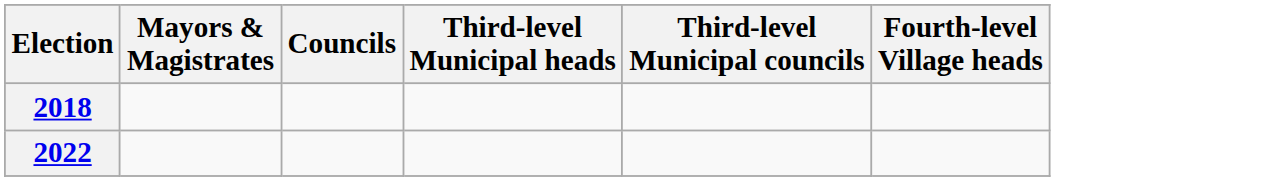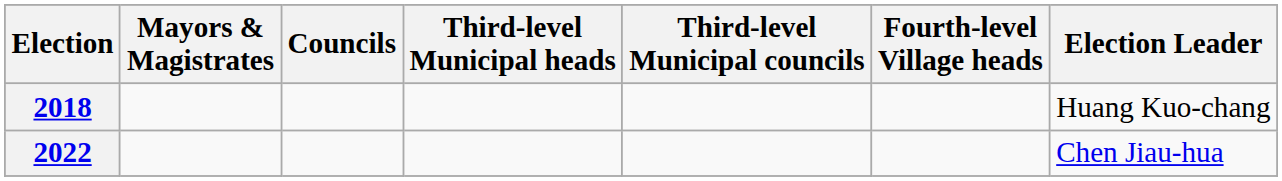+ column: (1163, 43)
